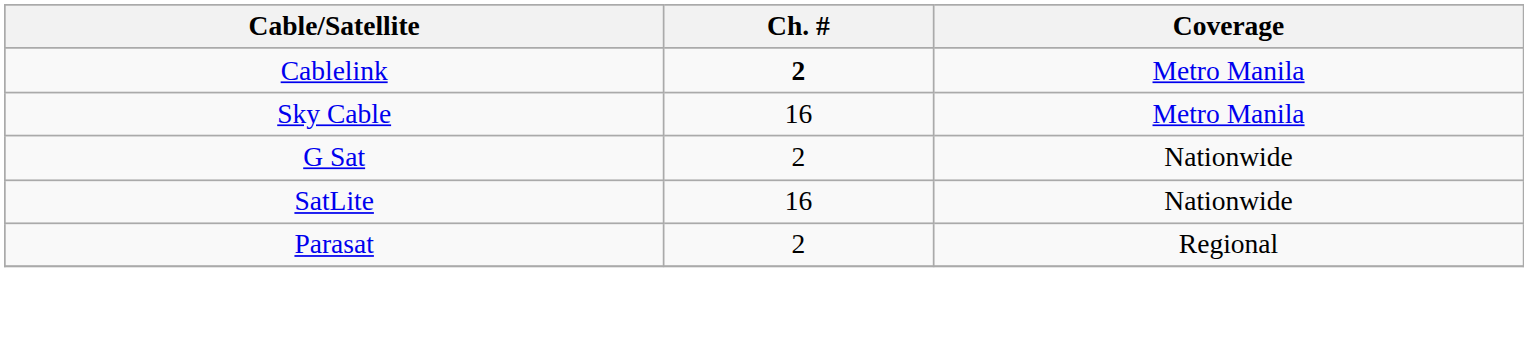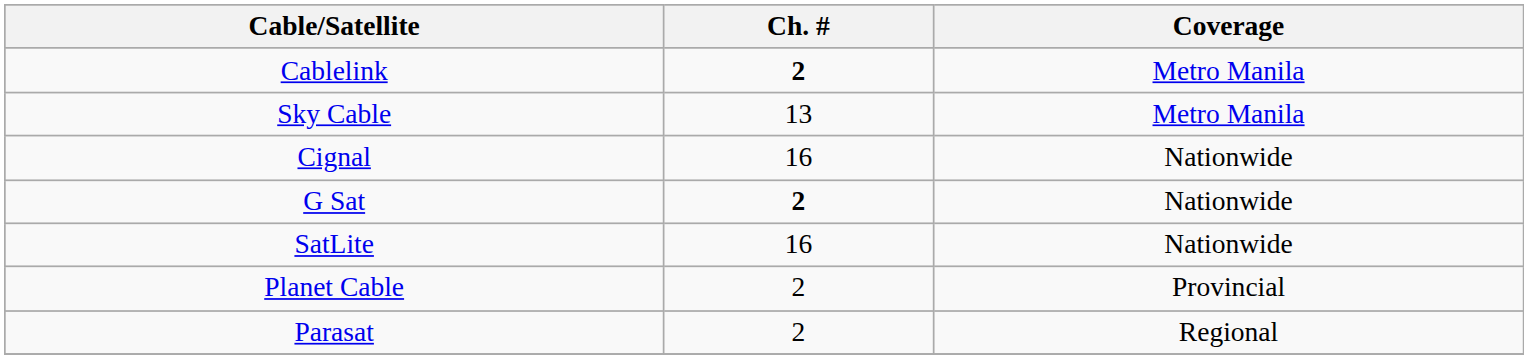(798, 113) 16 -> (798, 113) 13
+ row: (334, 157)
(798, 157) normal -> (798, 200) bold
+ row: (334, 288)
